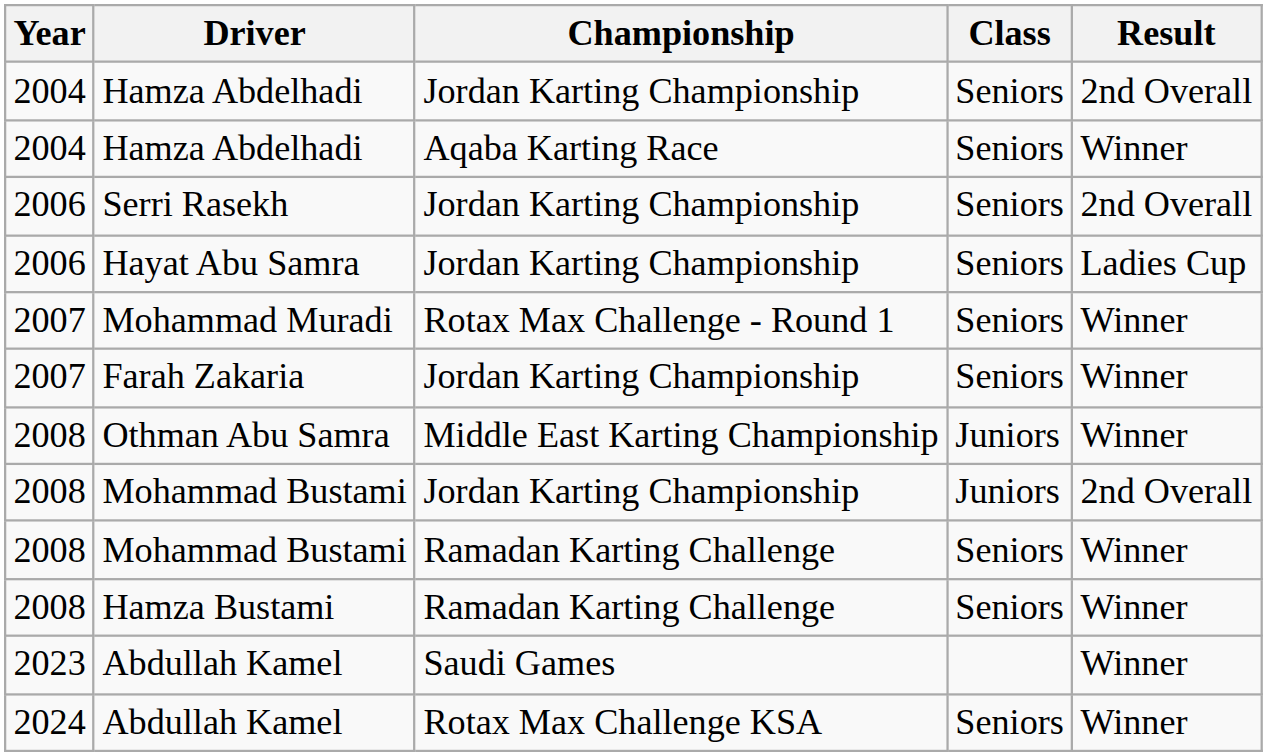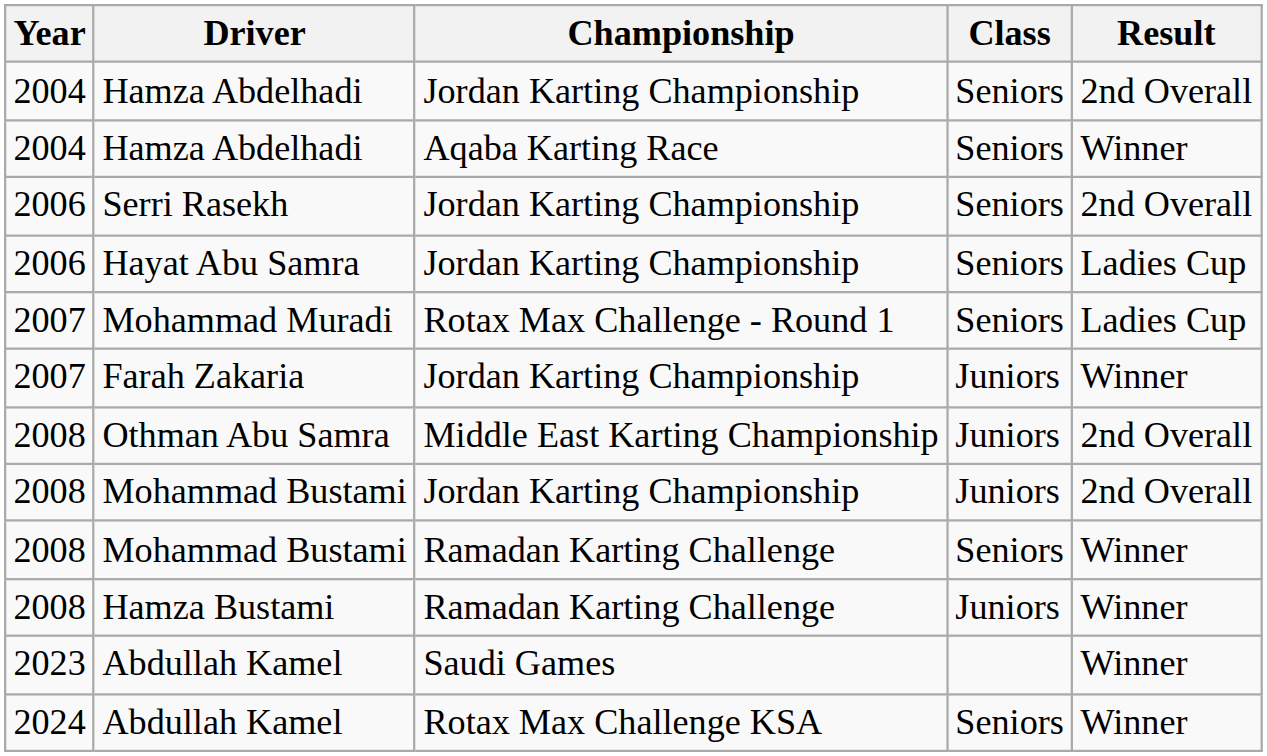(1134, 319) Winner -> (1163, 319) Ladies Cup
(1010, 377) Seniors -> (1008, 377) Juniors
(1134, 434) Winner -> (1166, 434) 2nd Overall
(1010, 606) Seniors -> (1008, 606) Juniors
